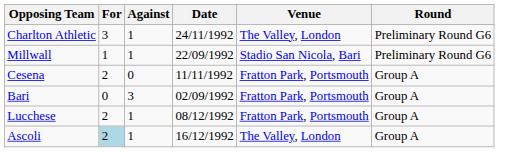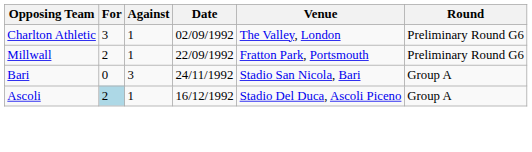(204, 34) 24/11/1992 -> (205, 34) 02/09/1992
(105, 55) 1 -> (105, 55) 2
(300, 55) Stadio San Nicola, Bari -> (304, 55) Fratton Park, Portsmouth
- row: (26, 75)
(205, 95) 02/09/1992 -> (204, 75) 24/11/1992
(304, 95) Fratton Park, Portsmouth -> (300, 75) Stadio San Nicola, Bari
- row: (32, 116)
(290, 136) The Valley, London -> (321, 95) Stadio Del Duca, Ascoli Piceno
